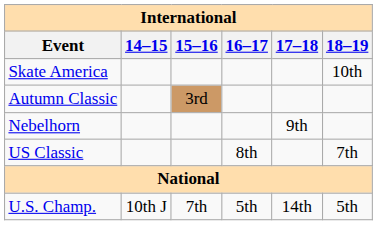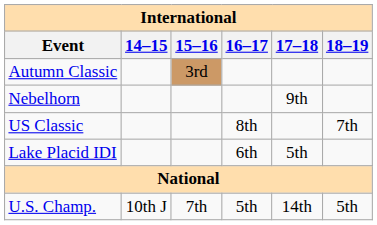- row: (58, 71)
+ row: (63, 152)
